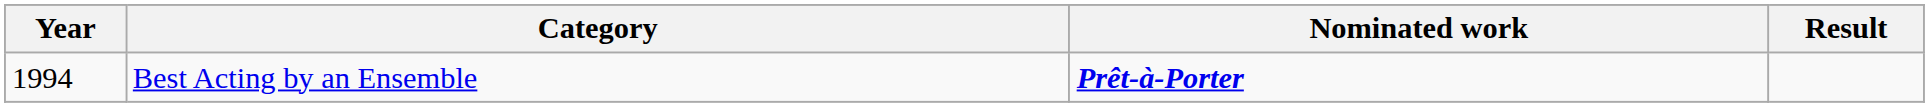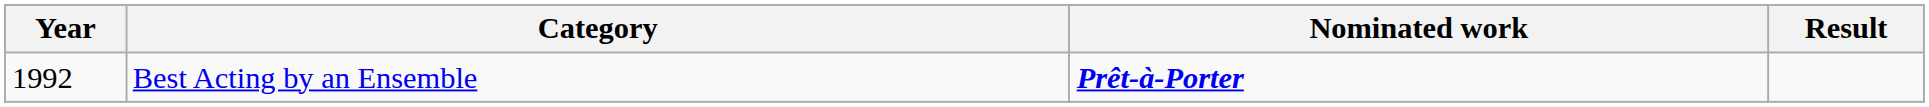(42, 76) 1994 -> (42, 76) 1992
